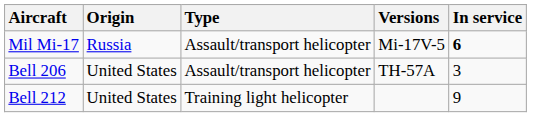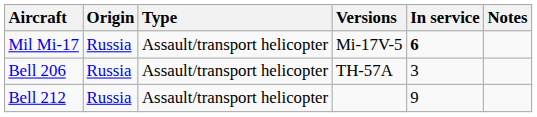+ column: (508, 17)
(132, 71) United States -> (109, 71) Russia
(132, 97) United States -> (109, 97) Russia
(266, 97) Training light helicopter -> (235, 97) Assault/transport helicopter
